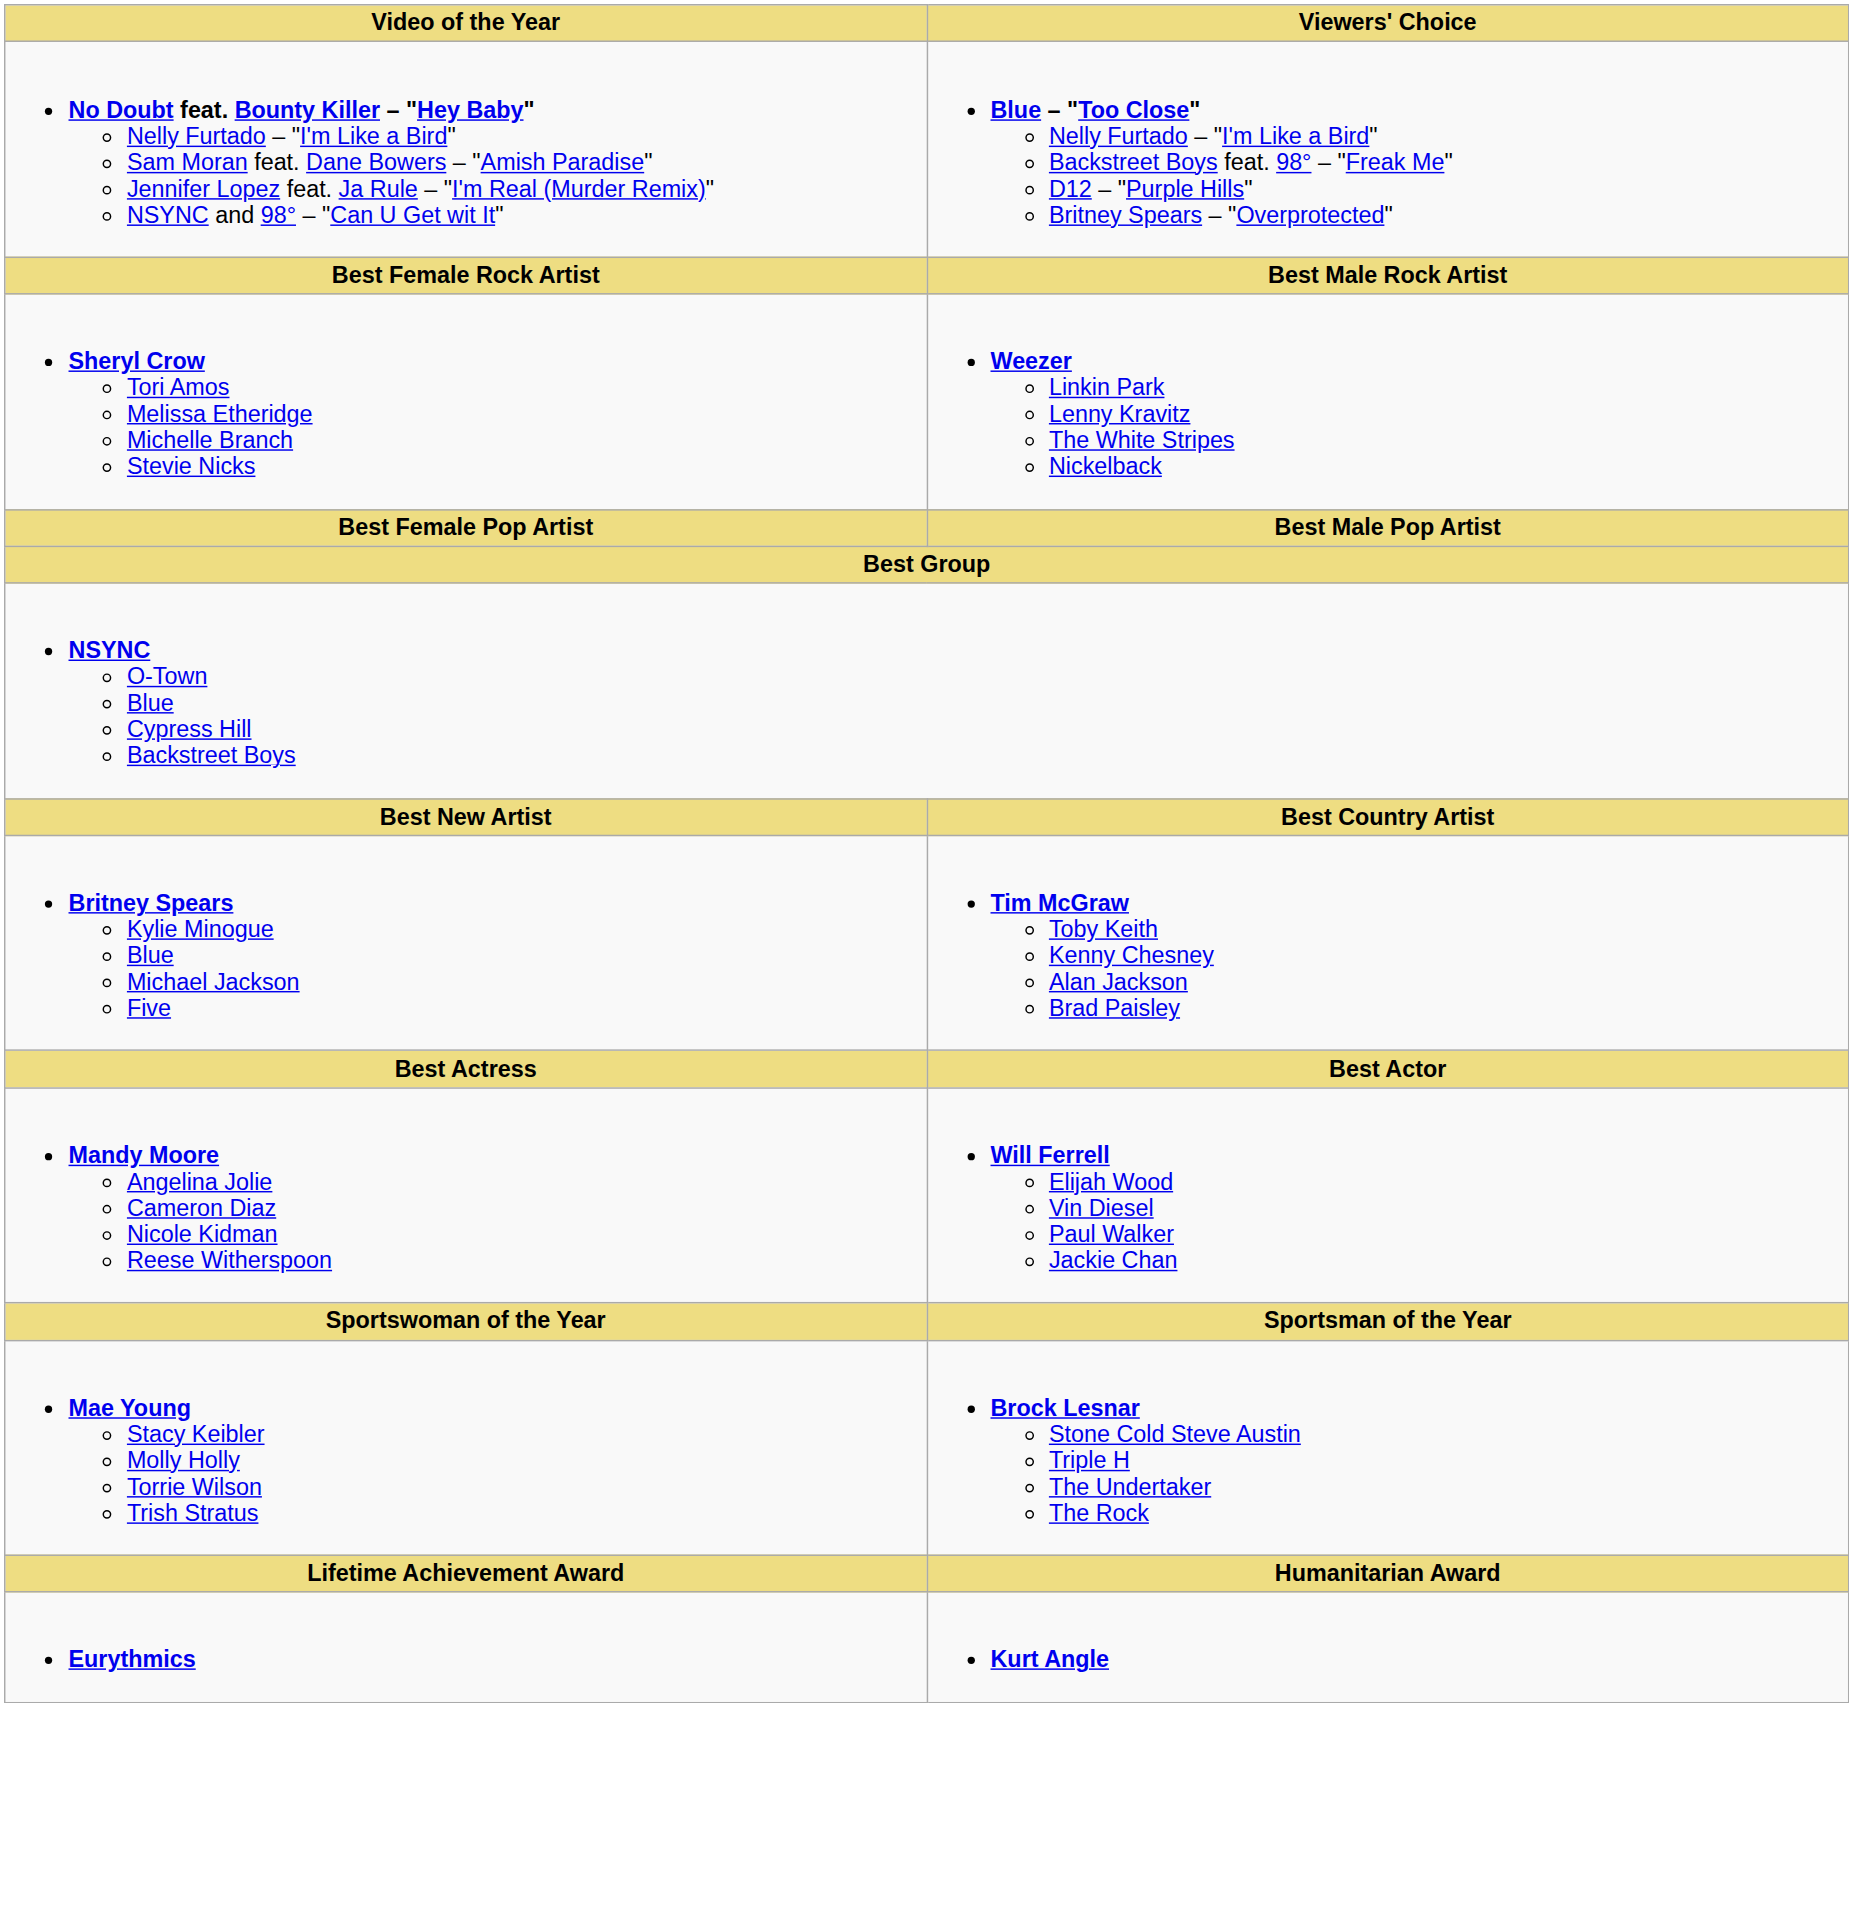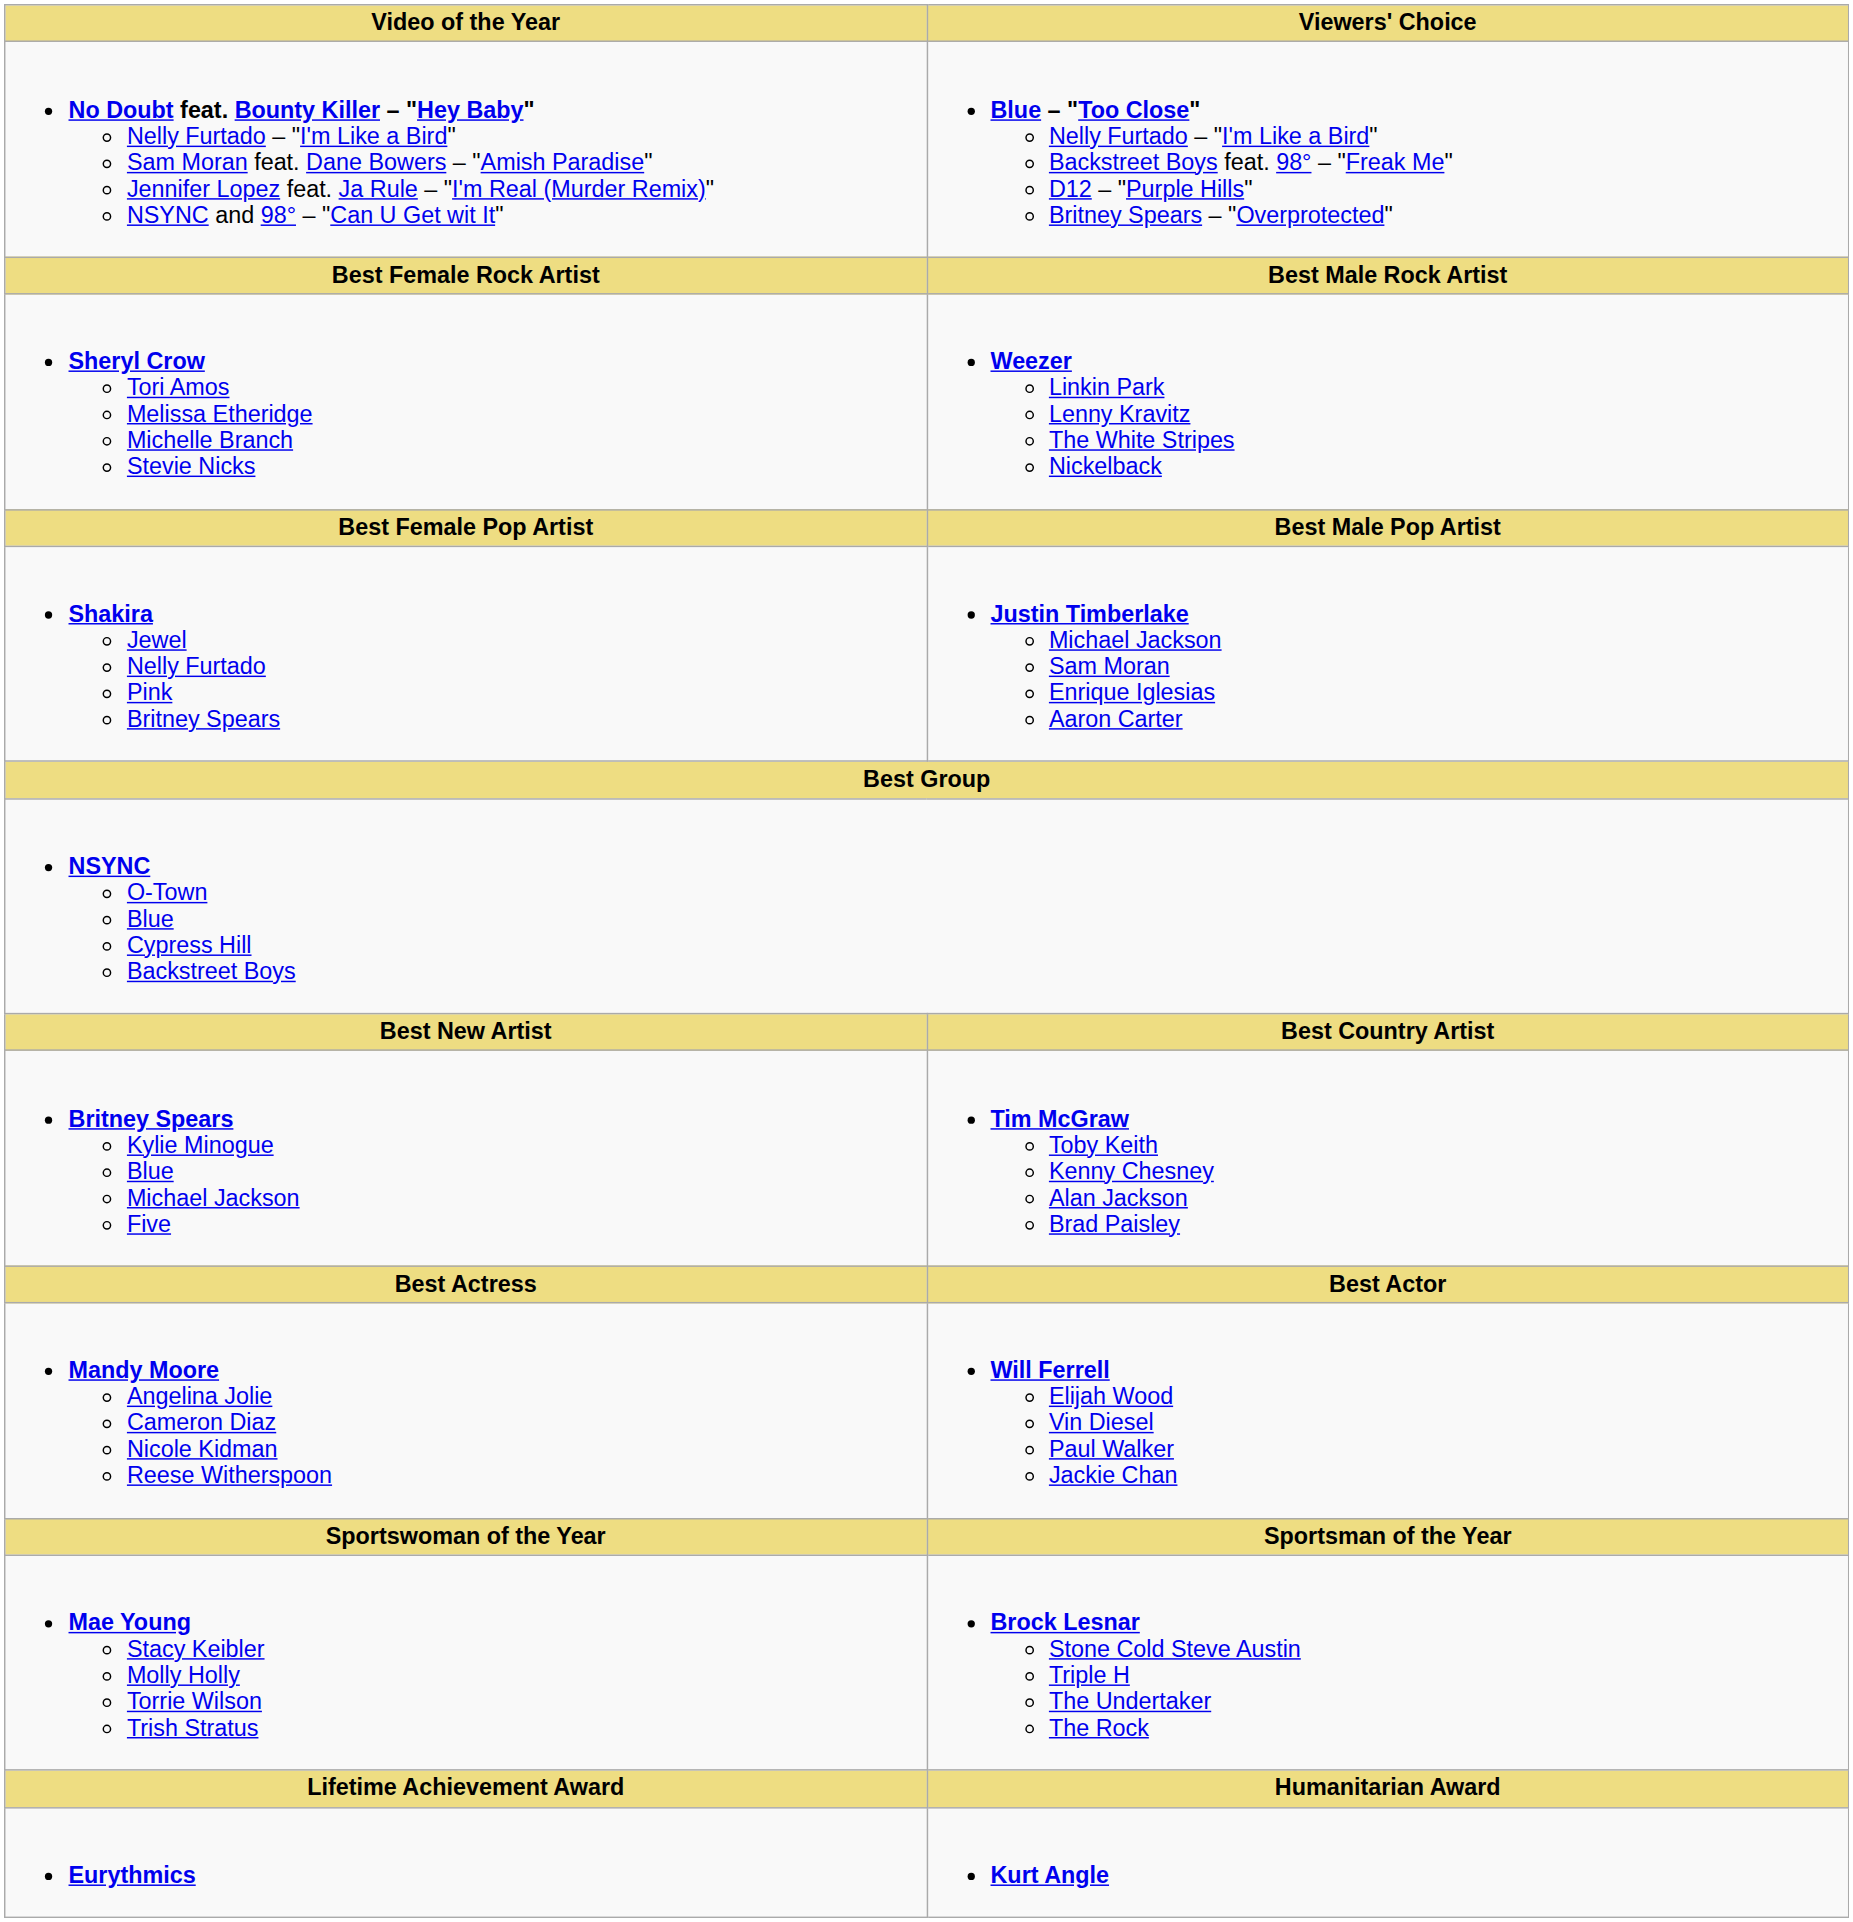+ row: (466, 667)
